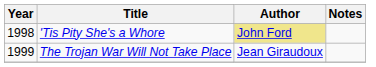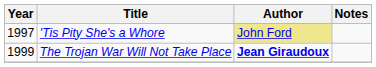(21, 33) 1998 -> (21, 33) 1997
(280, 52) normal -> (283, 52) bold
